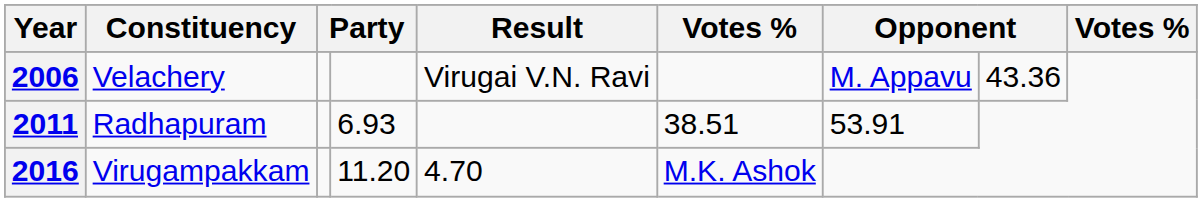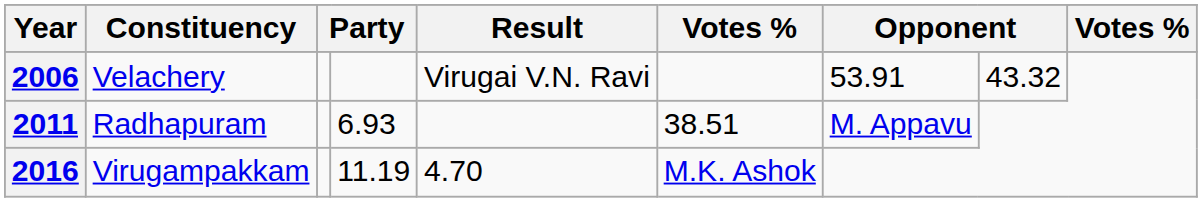(901, 76) M. Appavu -> (867, 76) 53.91
(1023, 76) 43.36 -> (1023, 76) 43.32
(867, 123) 53.91 -> (901, 123) M. Appavu
(374, 171) 11.20 -> (374, 171) 11.19
